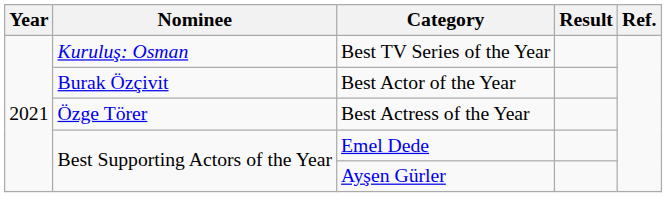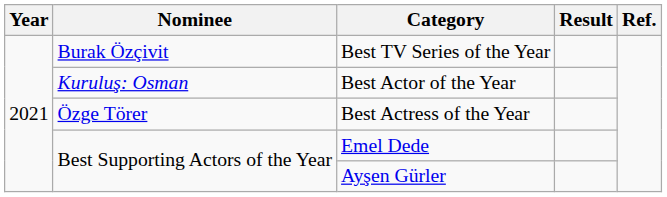(123, 51) Kuruluş: Osman -> (113, 51) Burak Özçivit
(113, 82) Burak Özçivit -> (123, 82) Kuruluş: Osman
